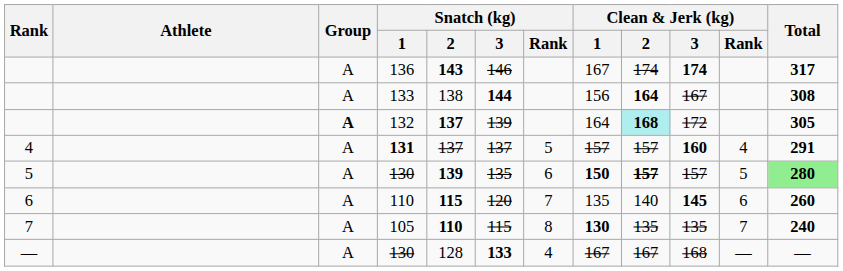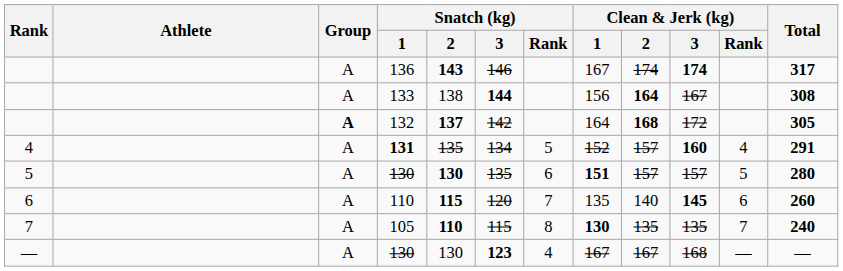(499, 122) 139 -> (499, 122) 142
(646, 122) paleturquoise background -> (646, 122) no background
(451, 148) 137 -> (451, 148) 135
(499, 148) 137 -> (499, 148) 134
(597, 148) 157 -> (597, 148) 152
(451, 174) 139 -> (451, 174) 130
(597, 174) 150 -> (597, 174) 151
(646, 174) bold -> (646, 174) normal
(803, 174) lightgreen background -> (803, 174) no background
(451, 252) 128 -> (451, 252) 130
(499, 252) 133 -> (499, 252) 123
